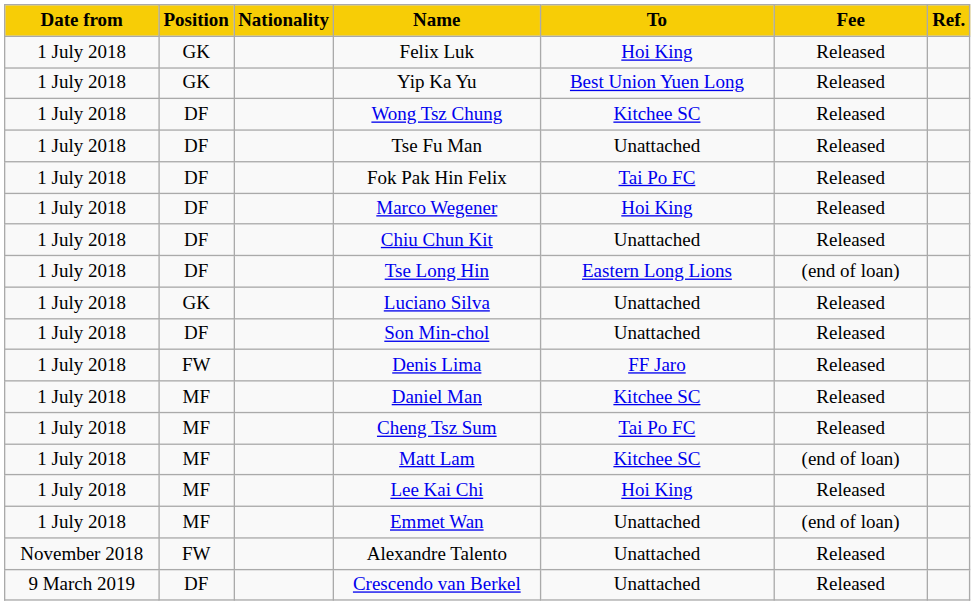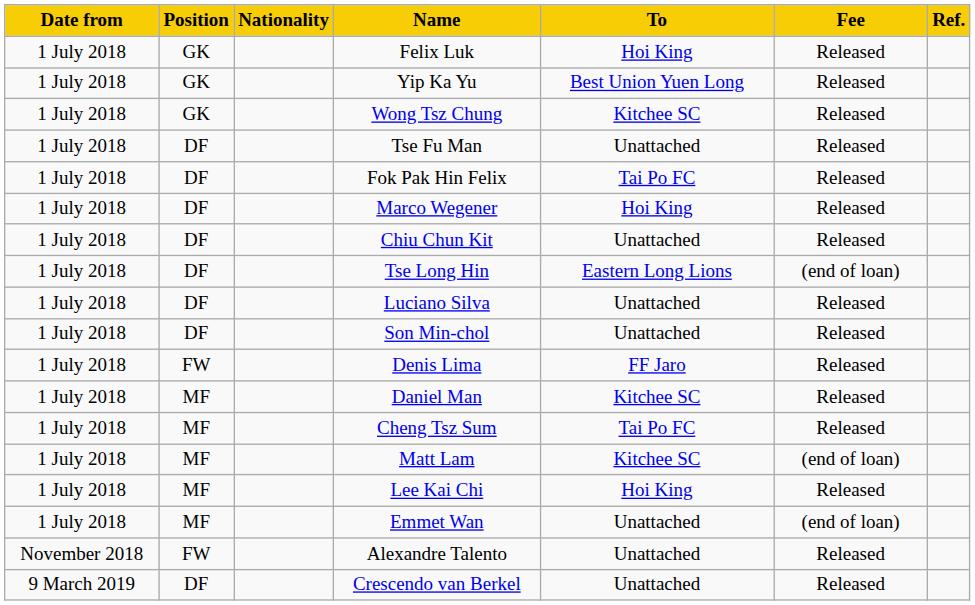(196, 114) DF -> (196, 114) GK
(196, 302) GK -> (196, 302) DF
